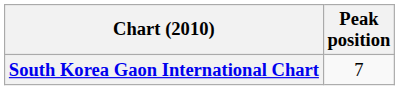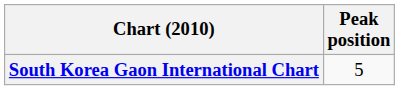(359, 69) 7 -> (359, 69) 5
